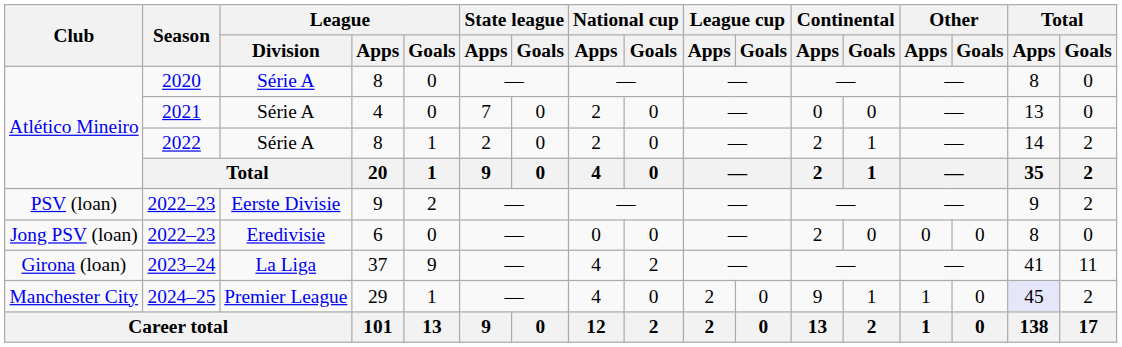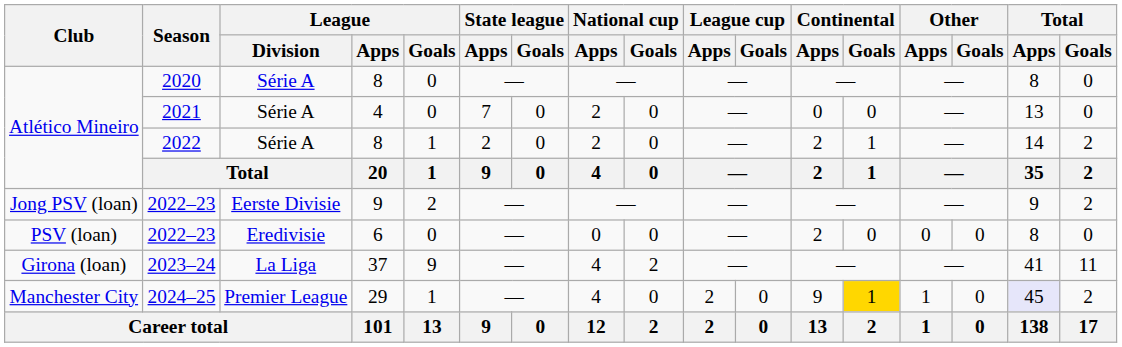(74, 204) PSV (loan) -> (74, 204) Jong PSV (loan)
(74, 234) Jong PSV (loan) -> (74, 234) PSV (loan)
(872, 296) no background -> (872, 296) gold background
